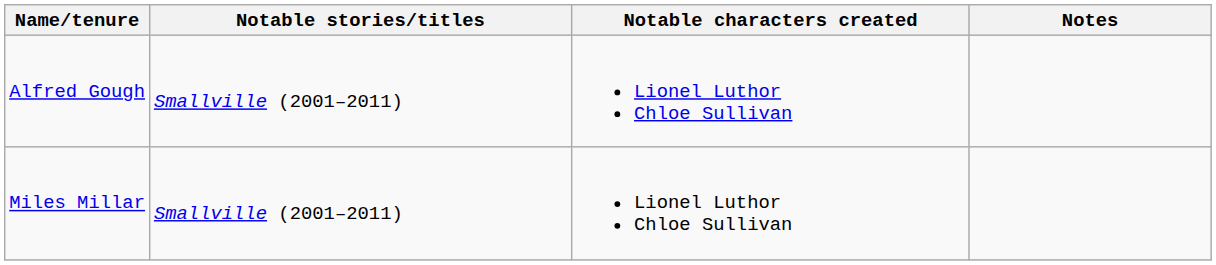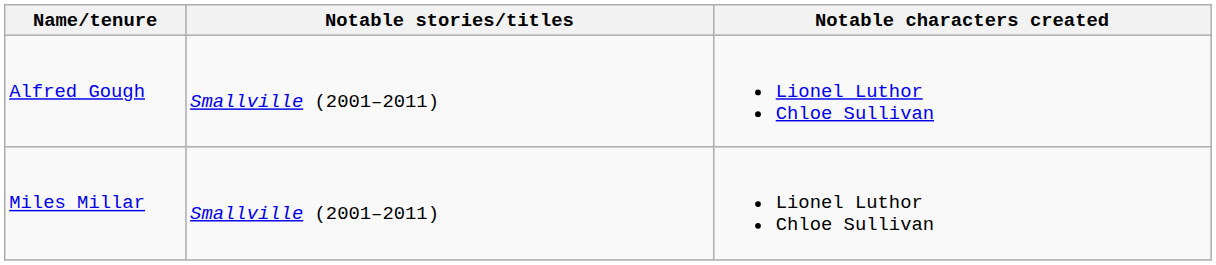- column: (1090, 20)
